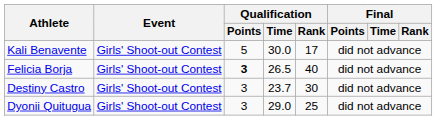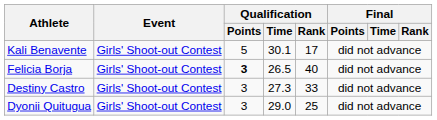(280, 50) 30.0 -> (280, 50) 30.1
(280, 88) 23.7 -> (280, 88) 27.3
(311, 88) 30 -> (311, 88) 33
